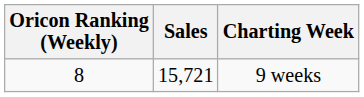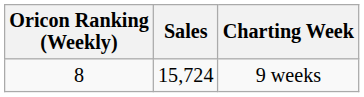(186, 75) 15,721 -> (186, 75) 15,724
